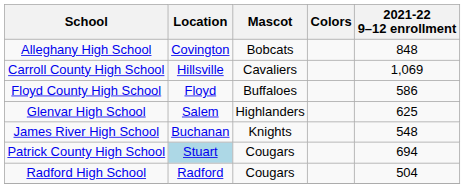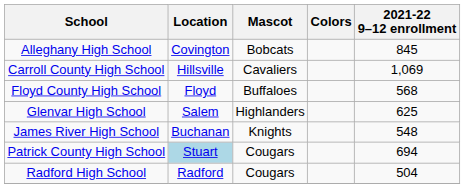(407, 49) 848 -> (407, 49) 845
(407, 91) 586 -> (407, 91) 568
